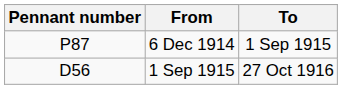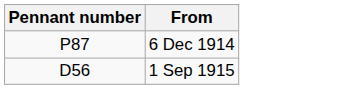- column: (288, 17)
